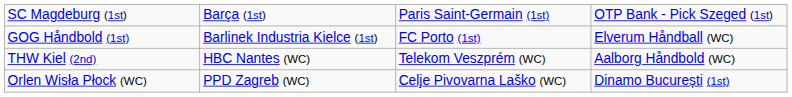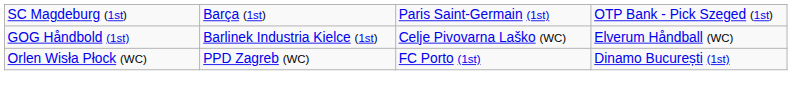(440, 37) FC Porto (1st) -> (482, 37) Celje Pivovarna Laško (WC)
- row: (52, 59)
(482, 80) Celje Pivovarna Laško (WC) -> (440, 59) FC Porto (1st)
